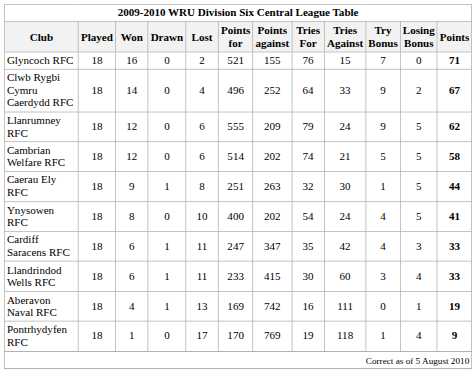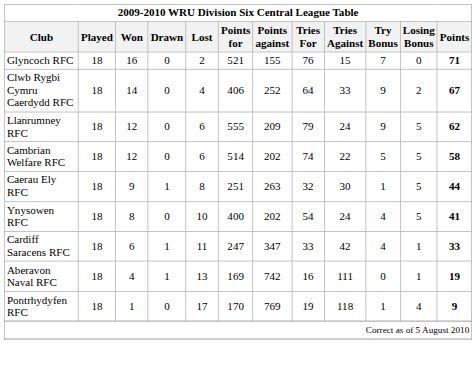(236, 90) 496 -> (236, 90) 406
(345, 156) 21 -> (345, 156) 22
(308, 246) 35 -> (308, 246) 33
(419, 246) 3 -> (419, 246) 1
- row: (34, 276)
